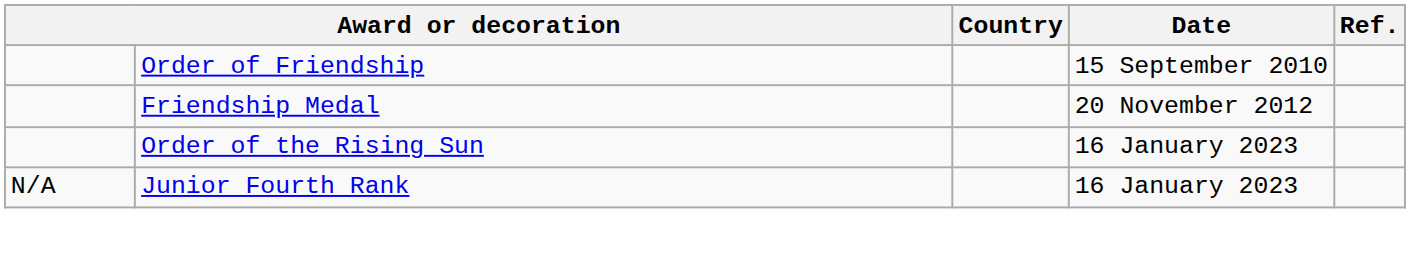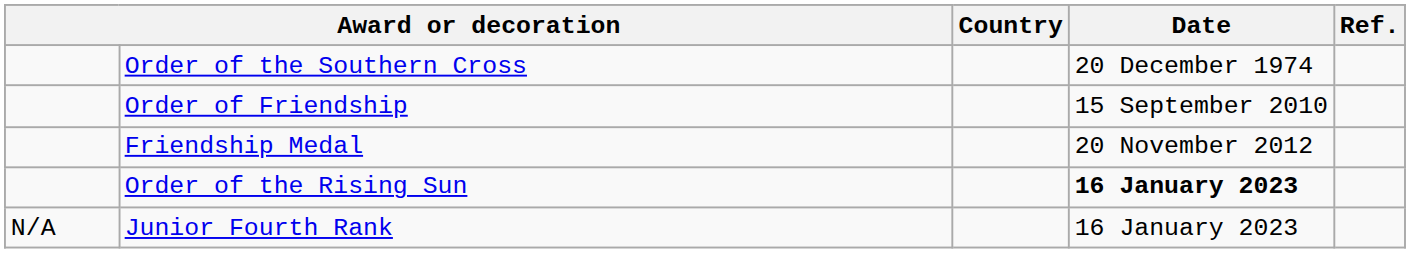+ row: (326, 66)
(1186, 147) normal -> (1186, 187) bold
